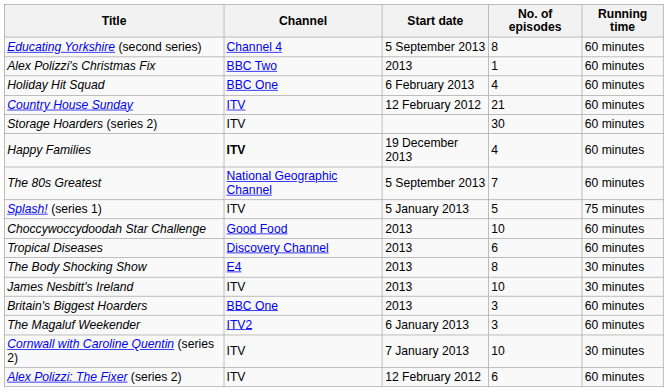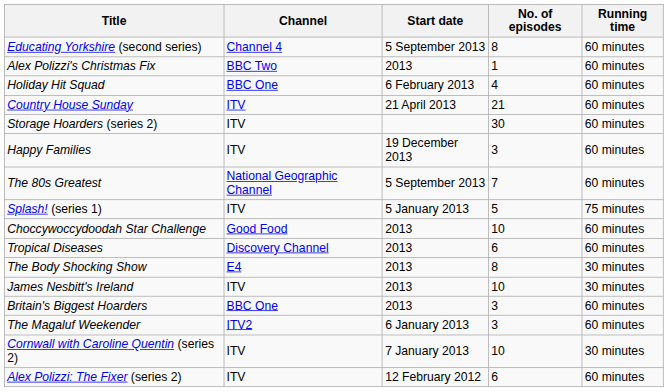(433, 104) 12 February 2012 -> (421, 104) 21 April 2013
(236, 150) bold -> (236, 150) normal
(495, 150) 4 -> (495, 150) 3
